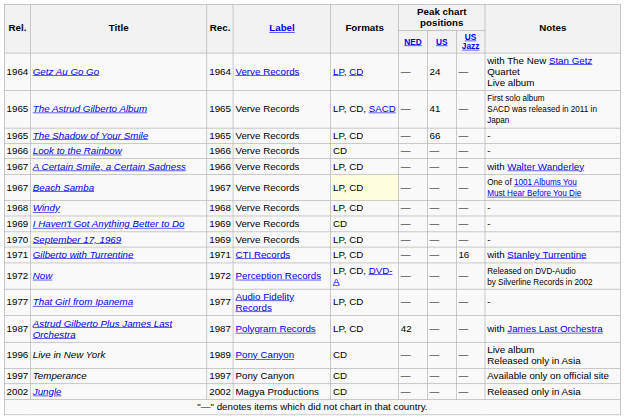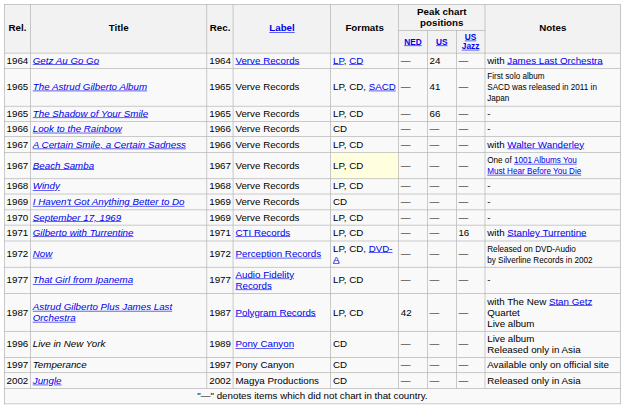(540, 71) with The New Stan Getz Quartet Live album -> (545, 60) with James Last Orchestra
(545, 329) with James Last Orchestra -> (540, 312) with The New Stan Getz Quartet Live album
